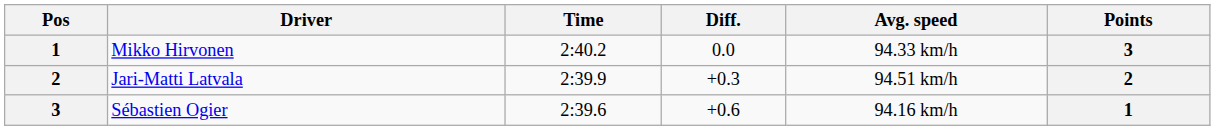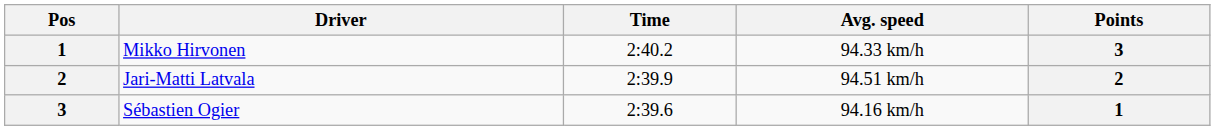- column: (723, 19)
